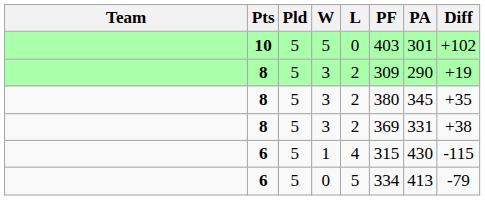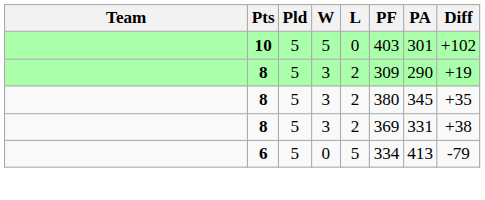- row: (263, 153)
